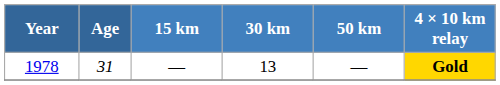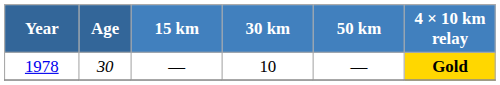(105, 66) 31 -> (105, 66) 30
(268, 66) 13 -> (268, 66) 10
